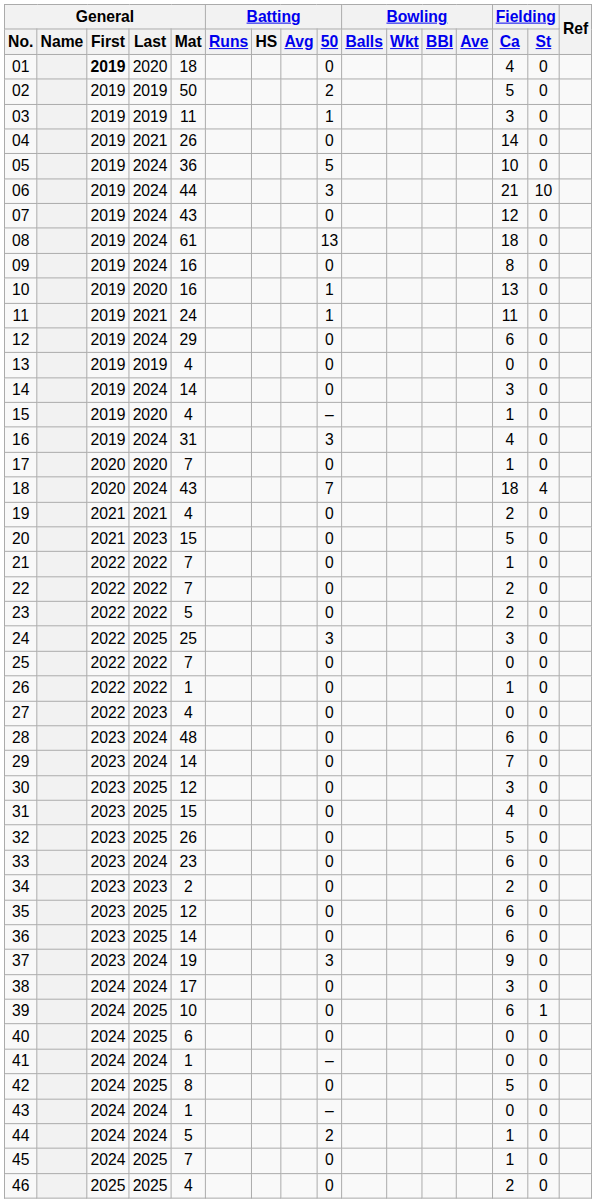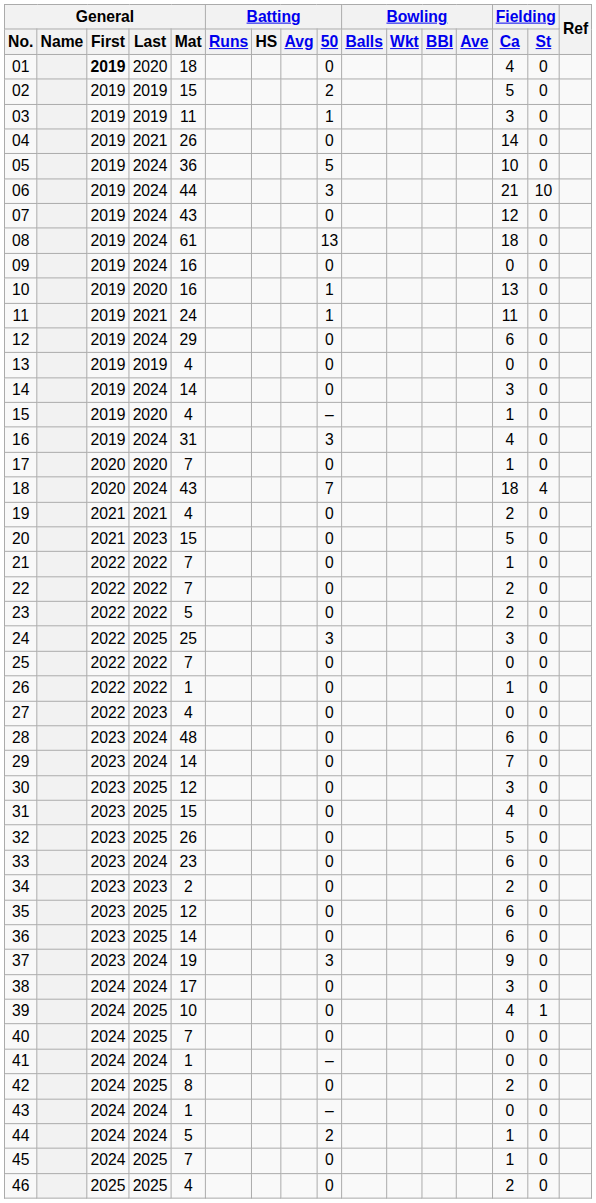(188, 91) 50 -> (188, 91) 15
(510, 265) 8 -> (510, 265) 0
(510, 1011) 6 -> (510, 1011) 4
(188, 1036) 6 -> (188, 1036) 7
(510, 1086) 5 -> (510, 1086) 2
